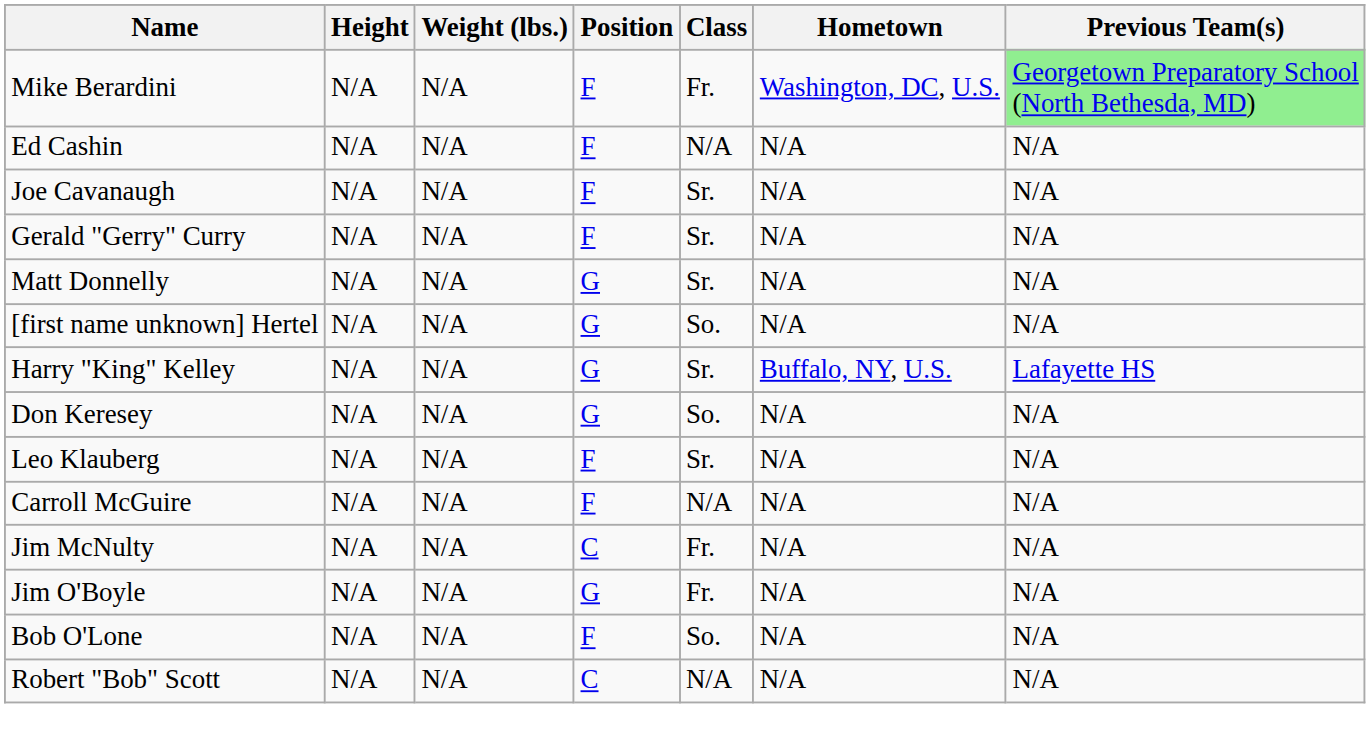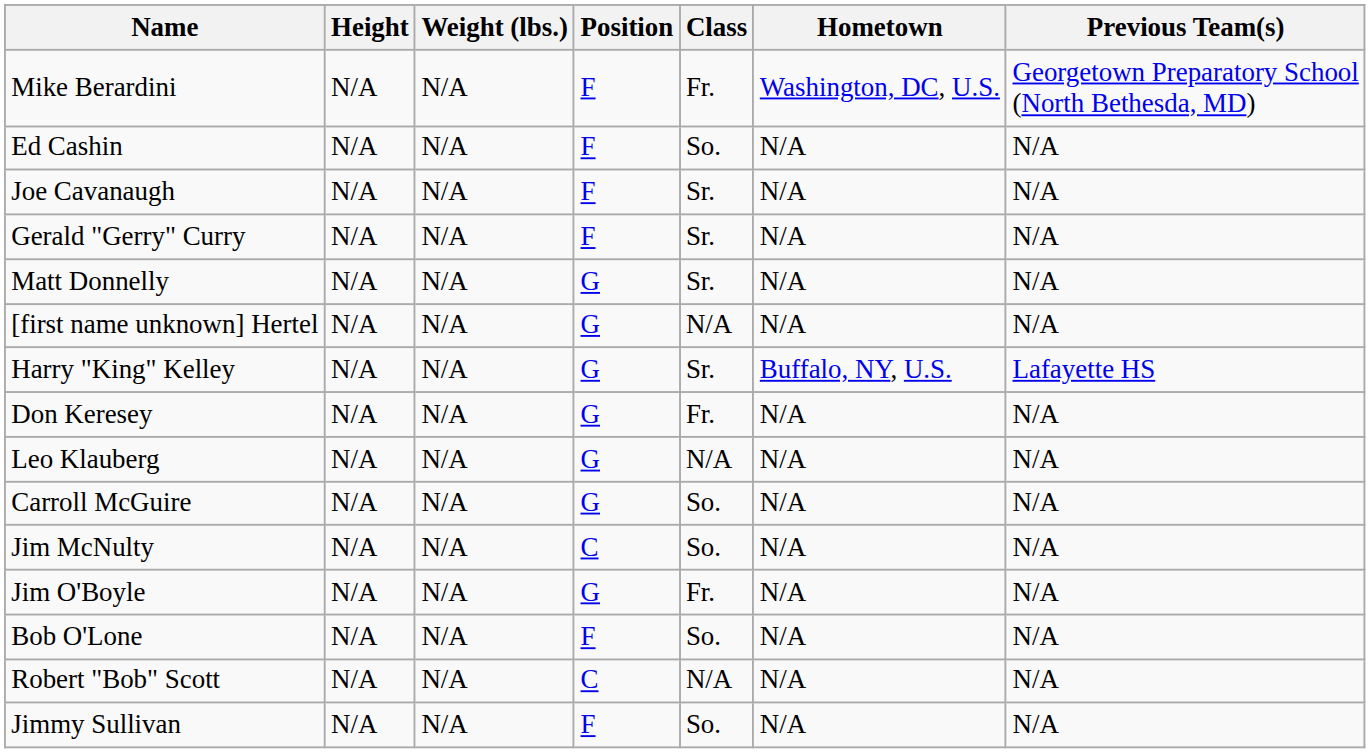(1186, 87) lightgreen background -> (1186, 87) no background
(709, 147) N/A -> (703, 147) So.
(703, 325) So. -> (709, 325) N/A
(703, 414) So. -> (700, 414) Fr.
(588, 458) F -> (590, 458) G
(700, 458) Sr. -> (709, 458) N/A
(588, 503) F -> (590, 503) G
(709, 503) N/A -> (703, 503) So.
(700, 547) Fr. -> (703, 547) So.
+ row: (96, 725)
